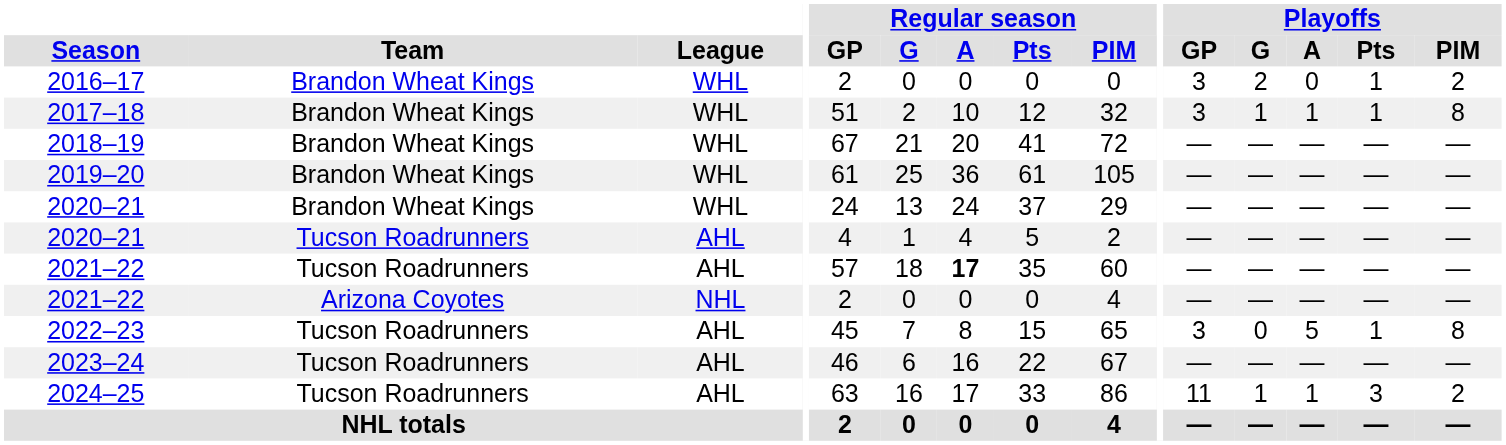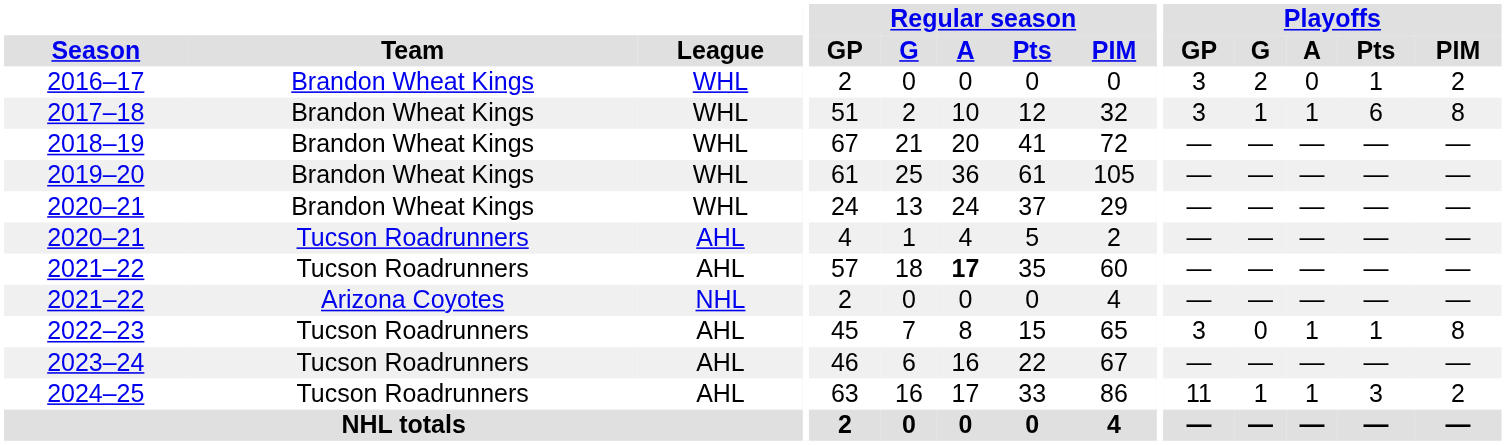(1376, 112) 1 -> (1376, 112) 6
(1312, 331) 5 -> (1312, 331) 1
